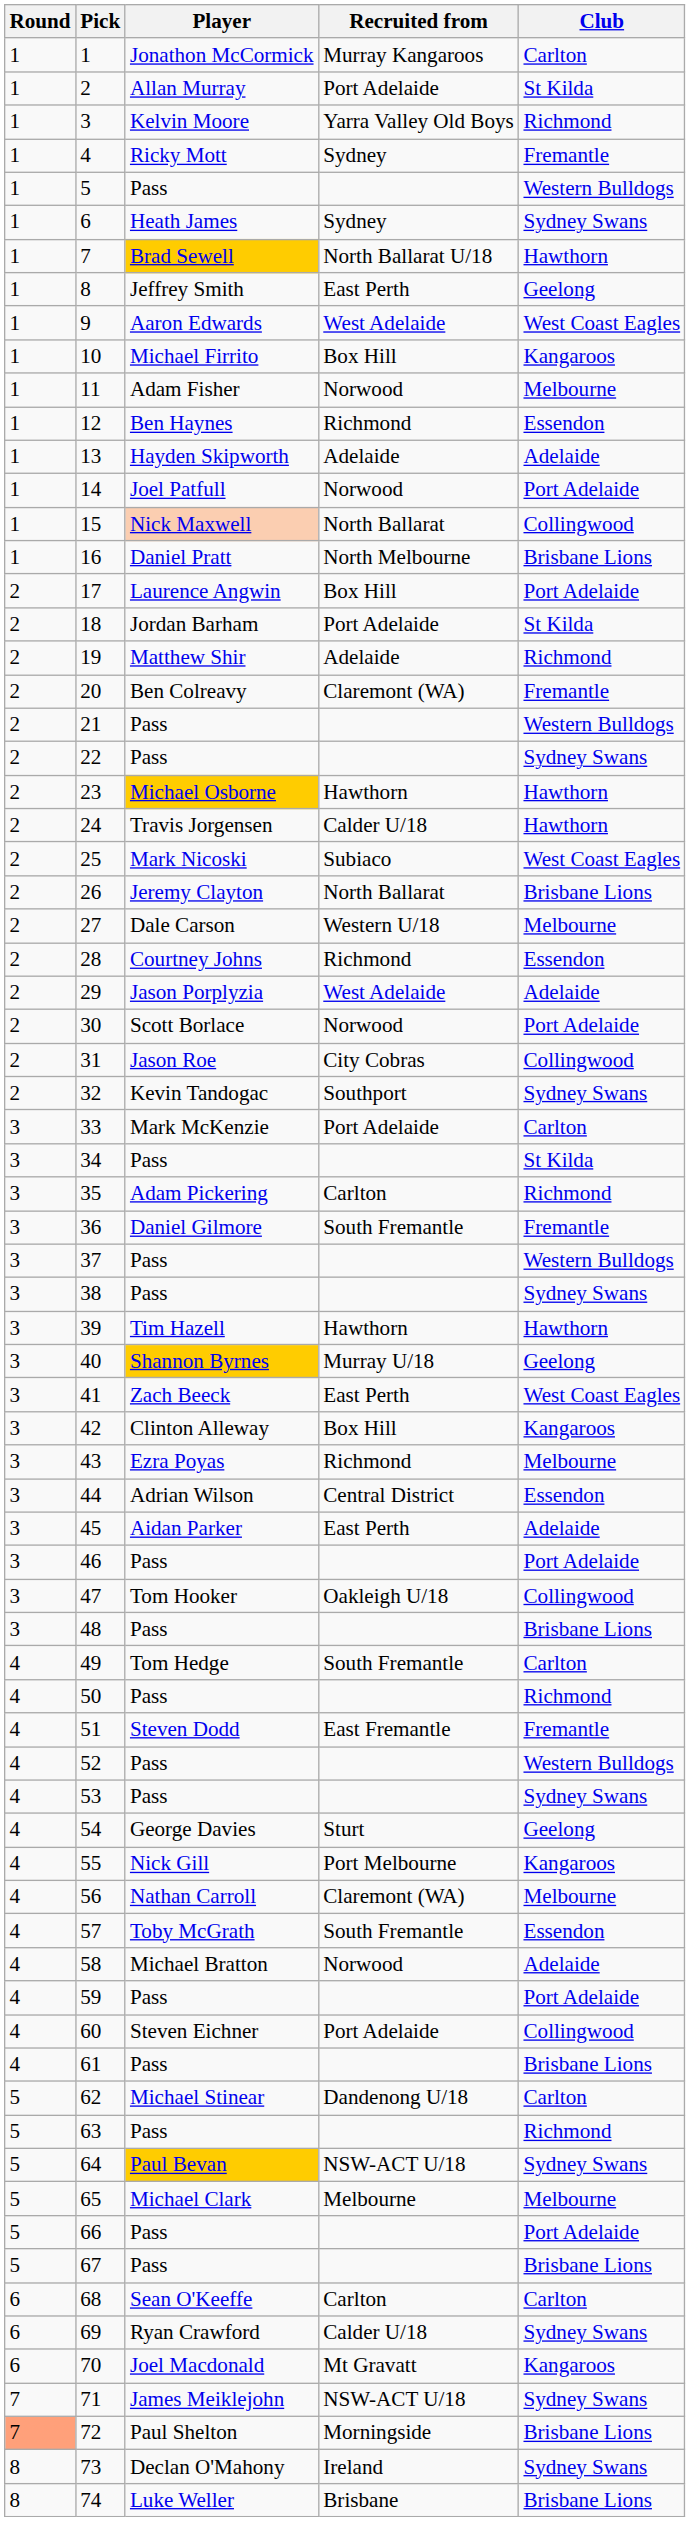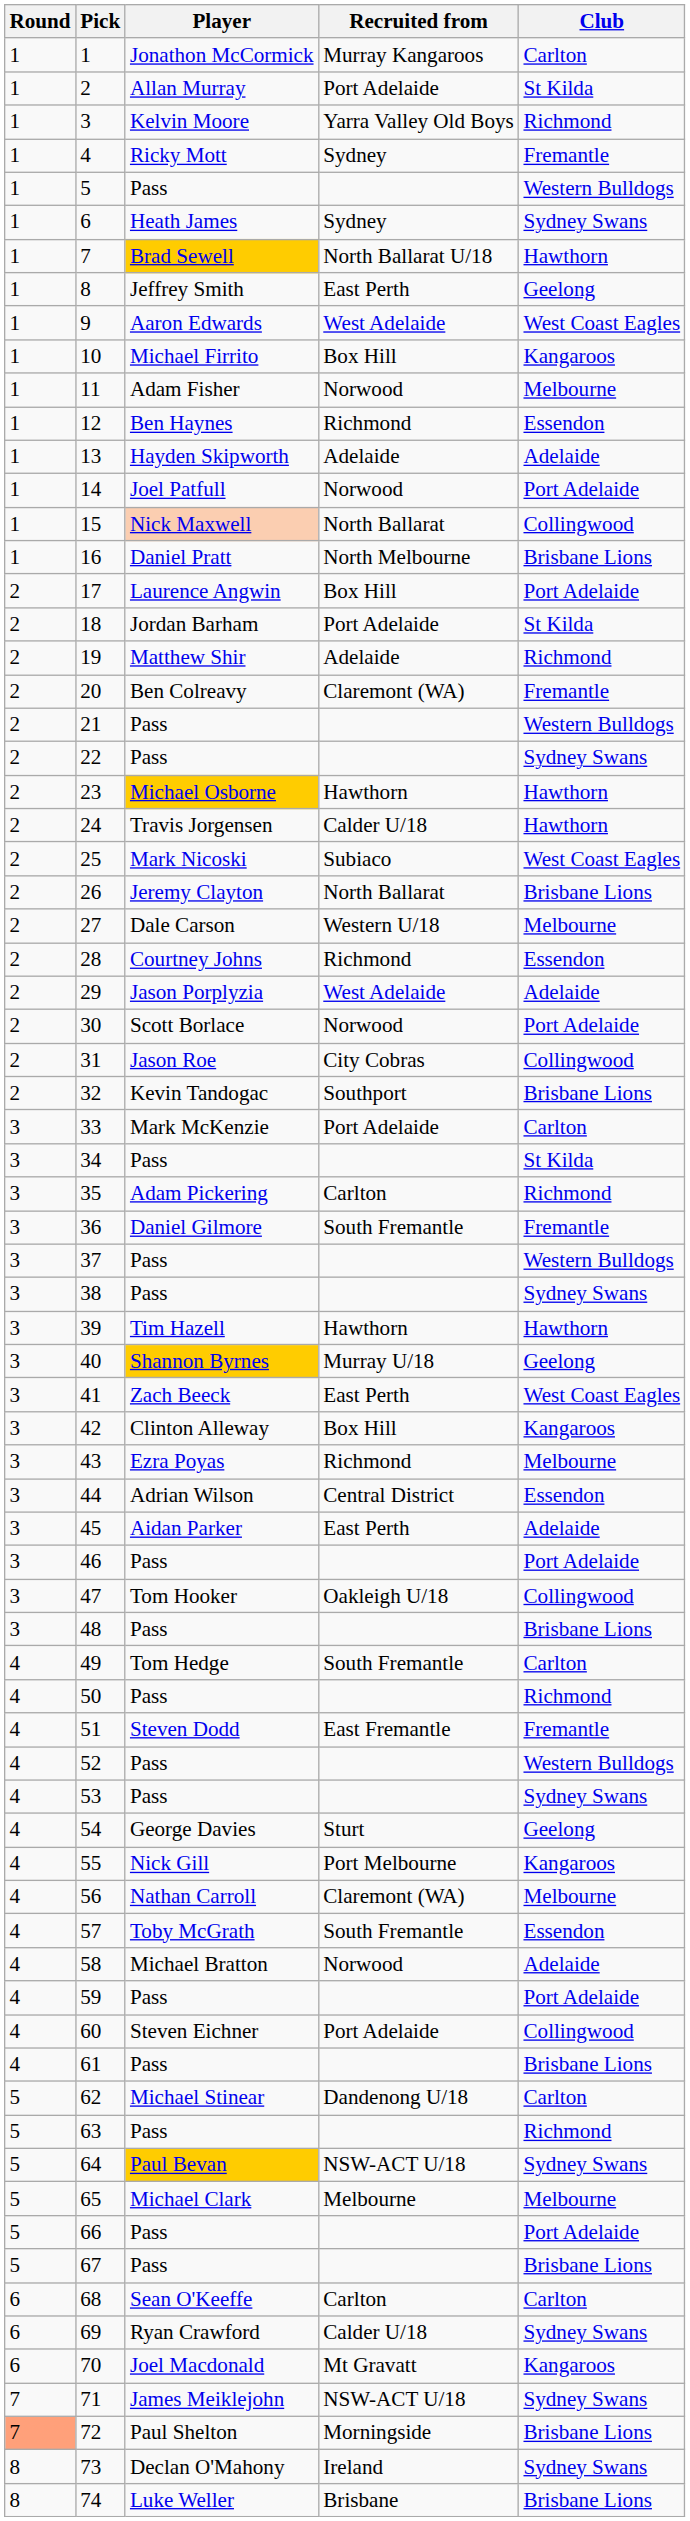(585, 1093) Sydney Swans -> (588, 1093) Brisbane Lions
